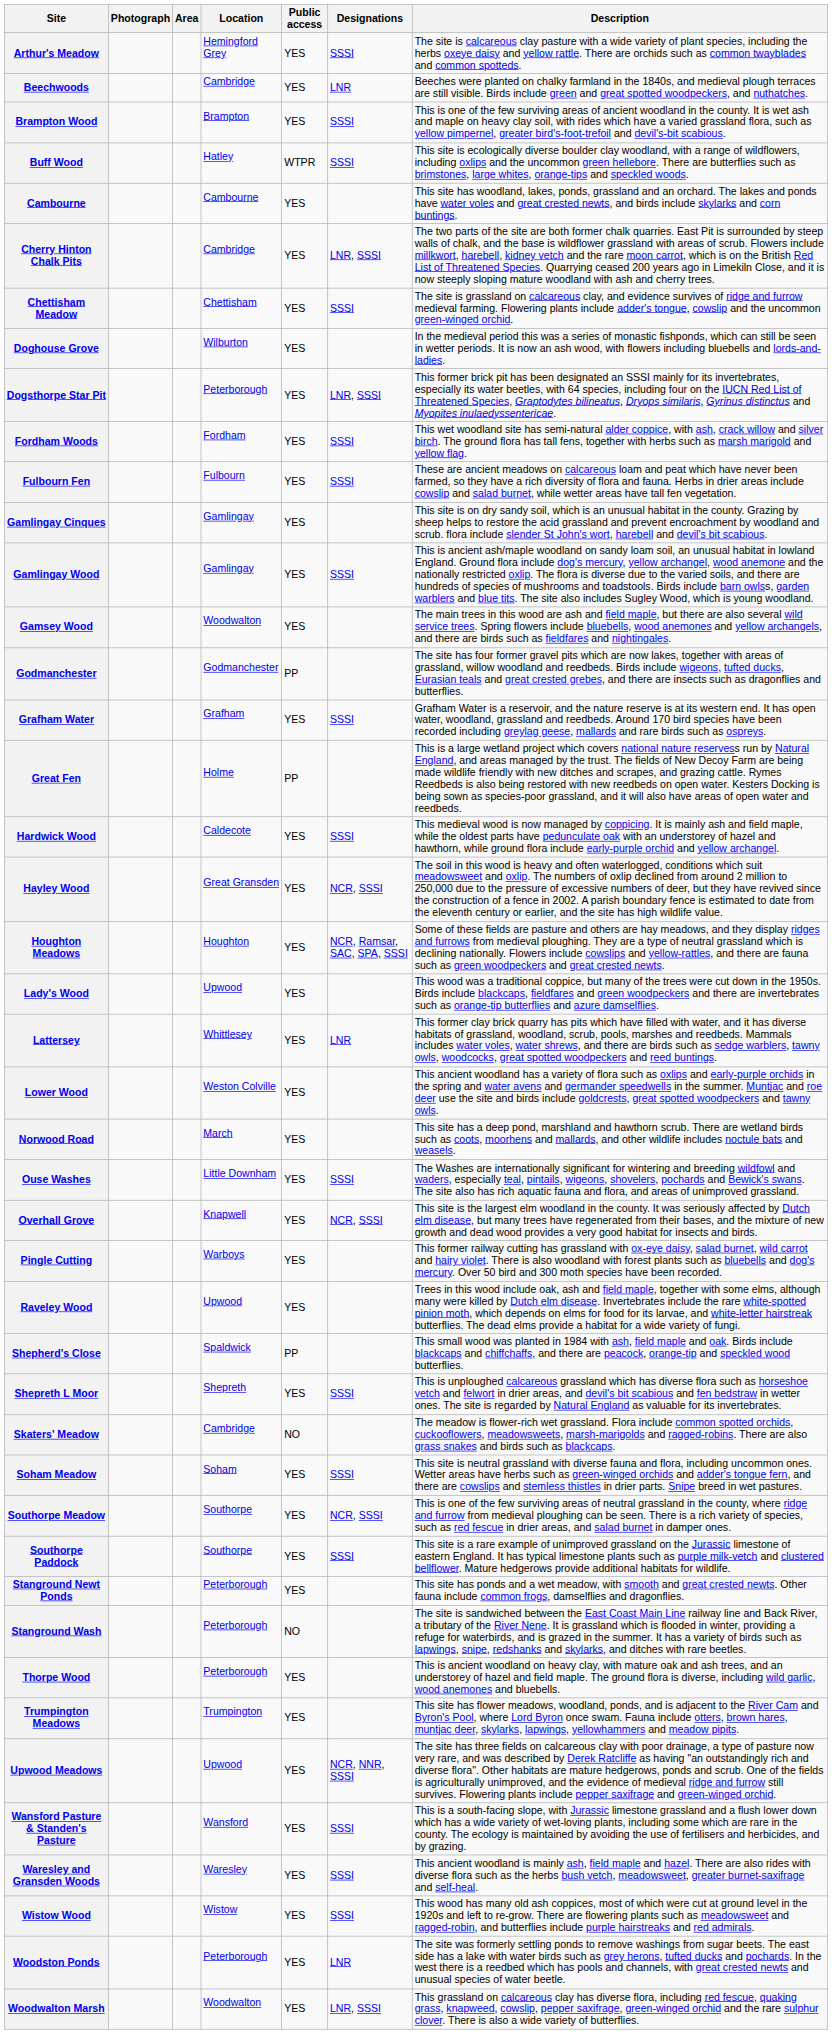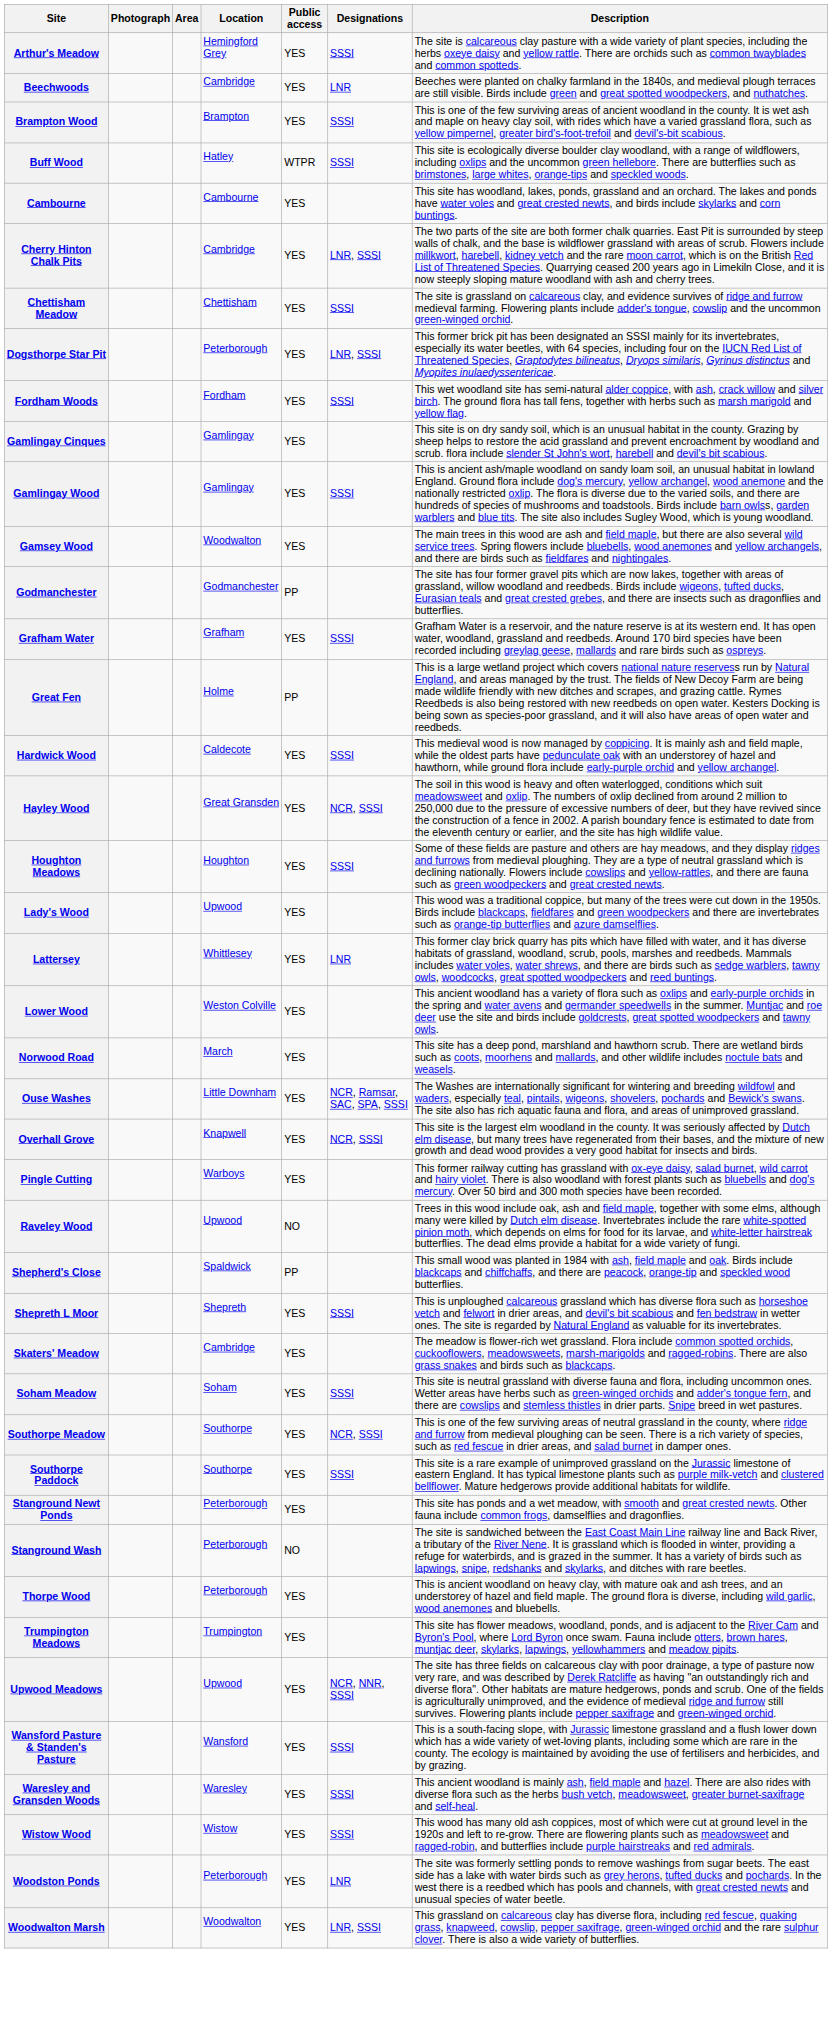- row: (56, 348)
- row: (56, 482)
(369, 947) NCR, Ramsar, SAC, SPA, SSSI -> (342, 866) SSSI
(342, 1180) SSSI -> (369, 1098) NCR, Ramsar, SAC, SPA, SSSI
(295, 1307) YES -> (292, 1226) NO
(292, 1434) NO -> (295, 1353) YES
